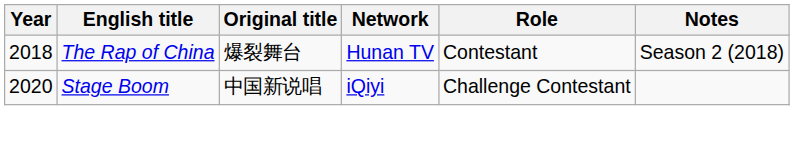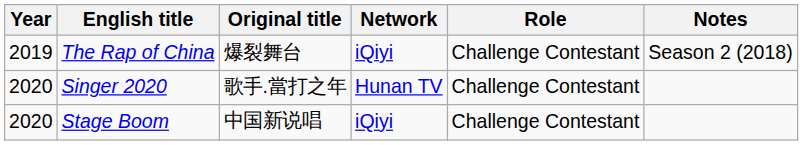(31, 52) 2018 -> (31, 52) 2019
(390, 52) Hunan TV -> (374, 52) iQiyi
(490, 52) Contestant -> (545, 52) Challenge Contestant
+ row: (114, 87)
